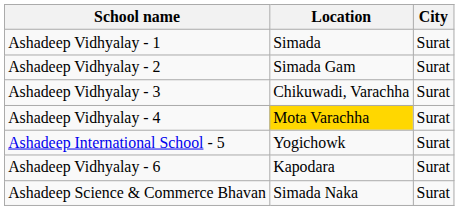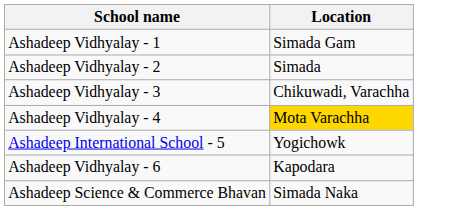- column: (433, 17)
(297, 42) Simada -> (314, 42) Simada Gam
(314, 67) Simada Gam -> (297, 67) Simada
